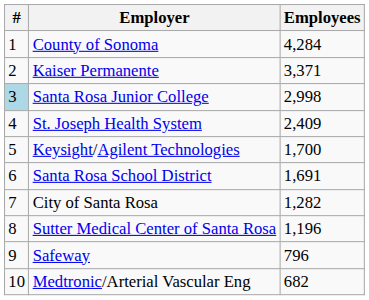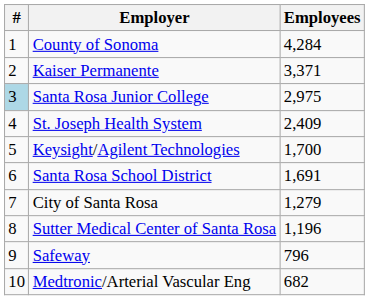(303, 96) 2,998 -> (303, 96) 2,975
(303, 202) 1,282 -> (303, 202) 1,279
